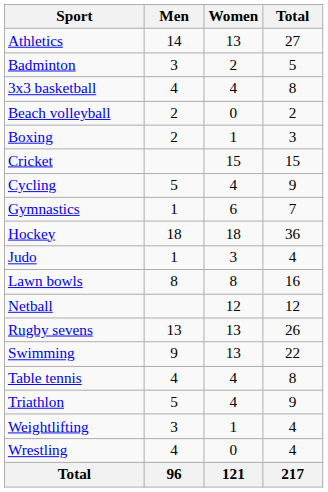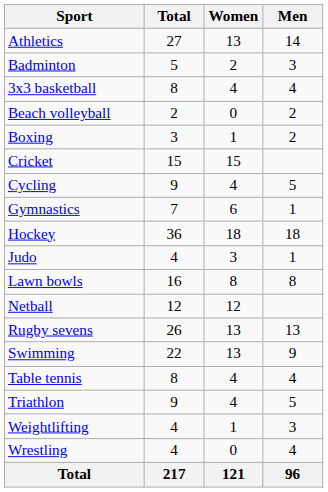columns swapped: (174, 16) <-> (293, 16)
